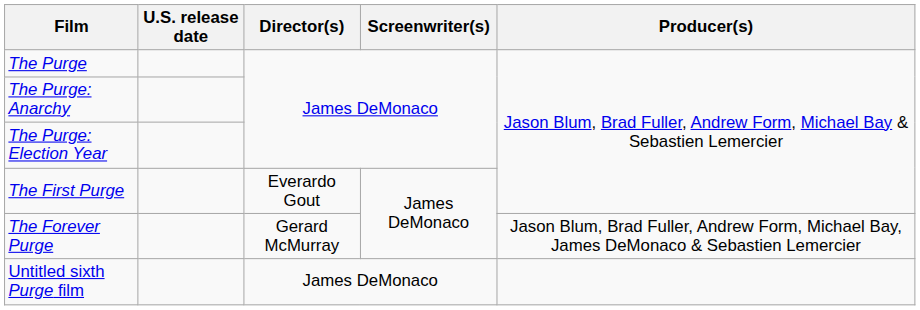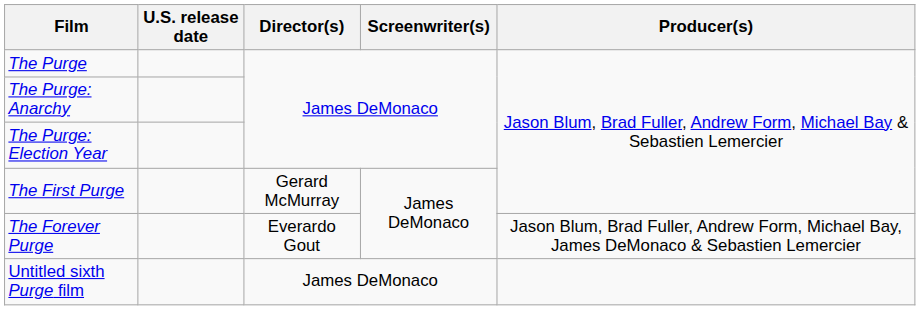(302, 190) Everardo Gout -> (302, 190) Gerard McMurray
(302, 236) Gerard McMurray -> (302, 236) Everardo Gout
